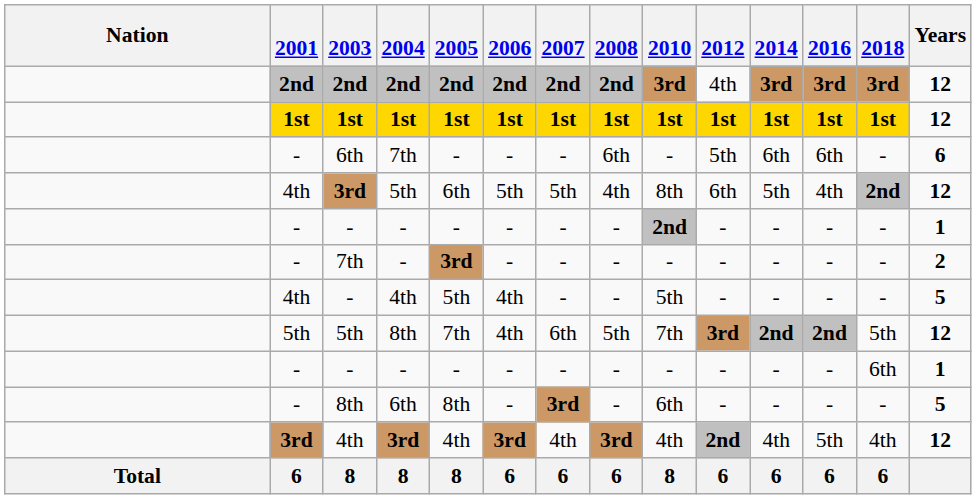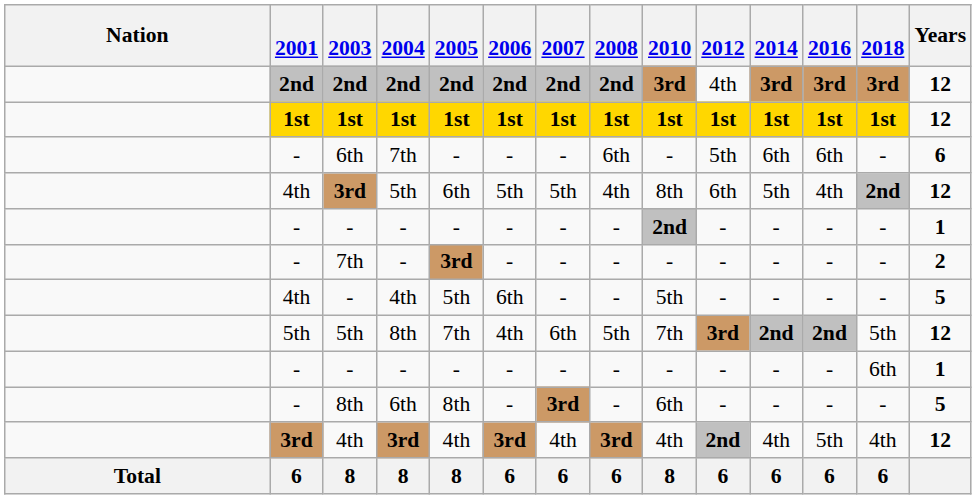(510, 297) 4th -> (510, 297) 6th
